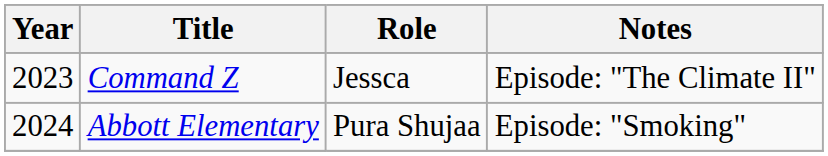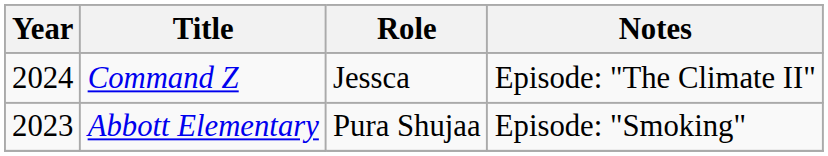(43, 77) 2023 -> (43, 77) 2024
(43, 126) 2024 -> (43, 126) 2023
